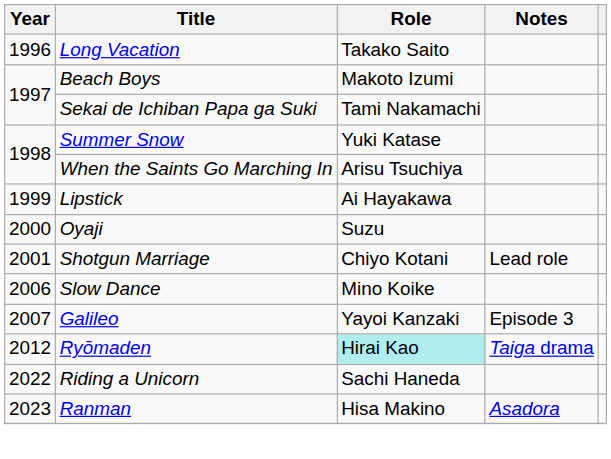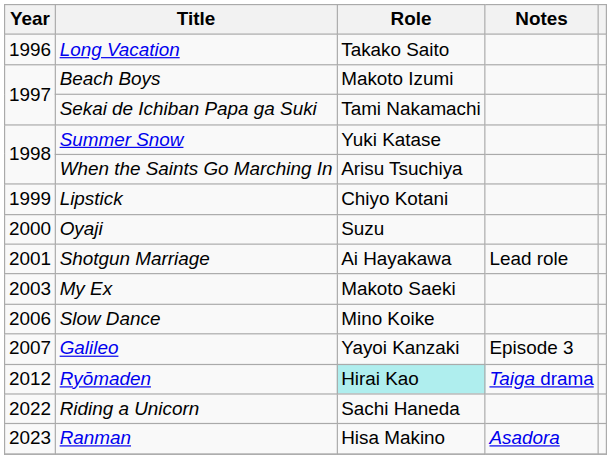(396, 199) Ai Hayakawa -> (395, 199) Chiyo Kotani
(395, 259) Chiyo Kotani -> (396, 259) Ai Hayakawa
+ row: (86, 288)
